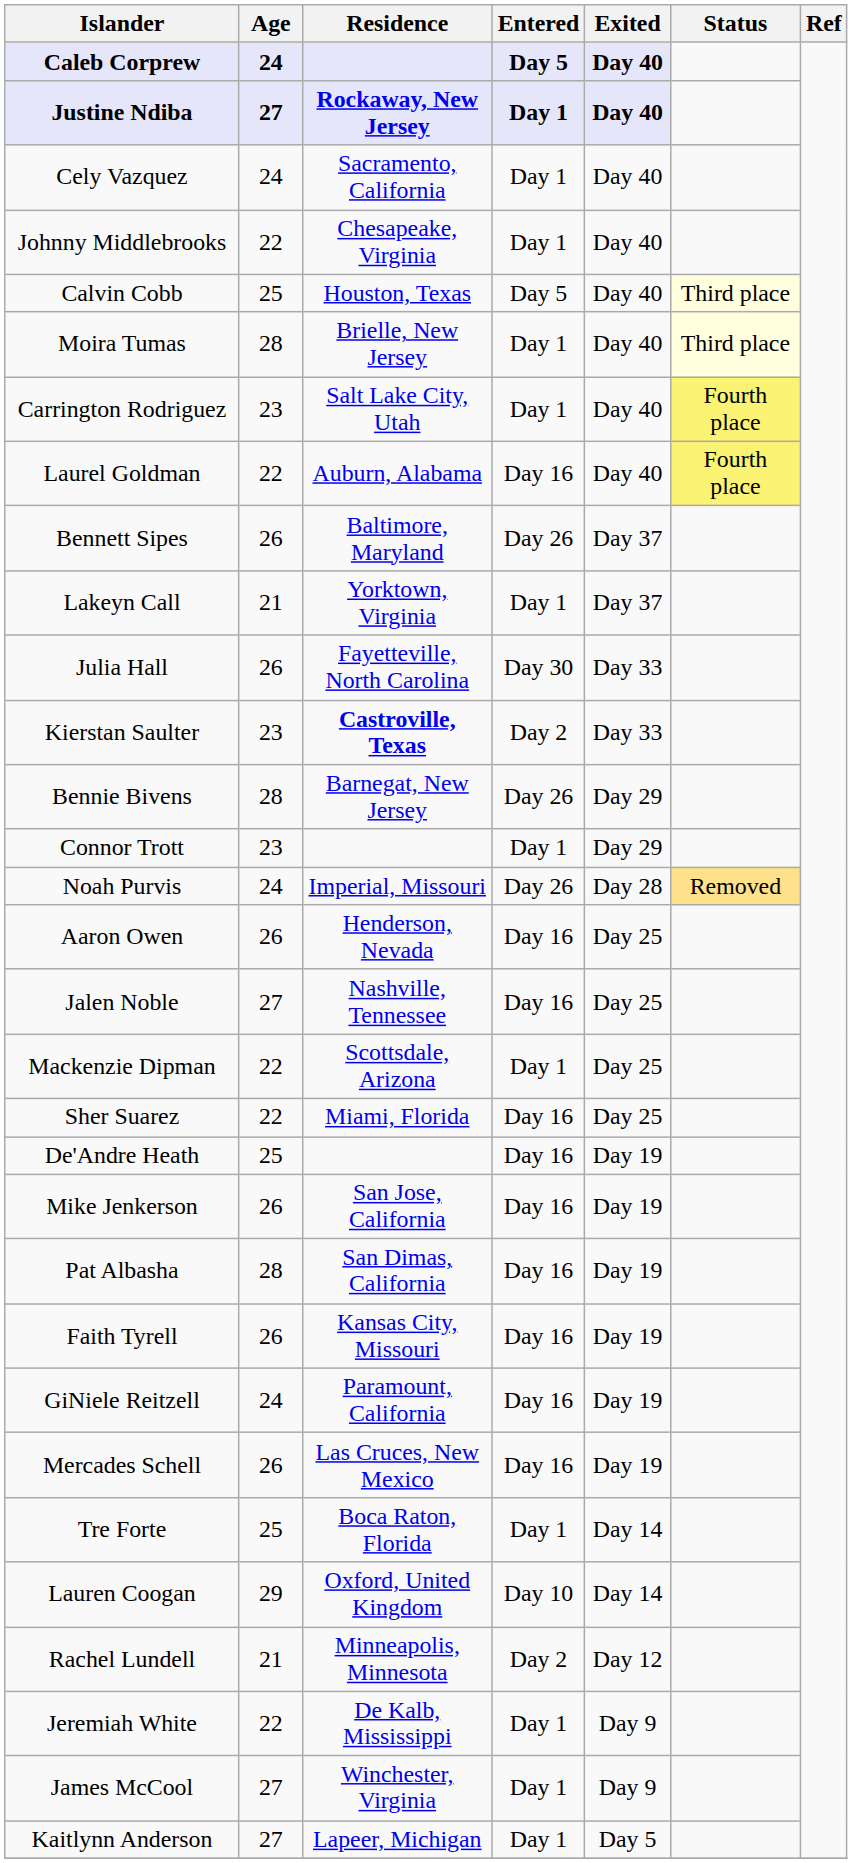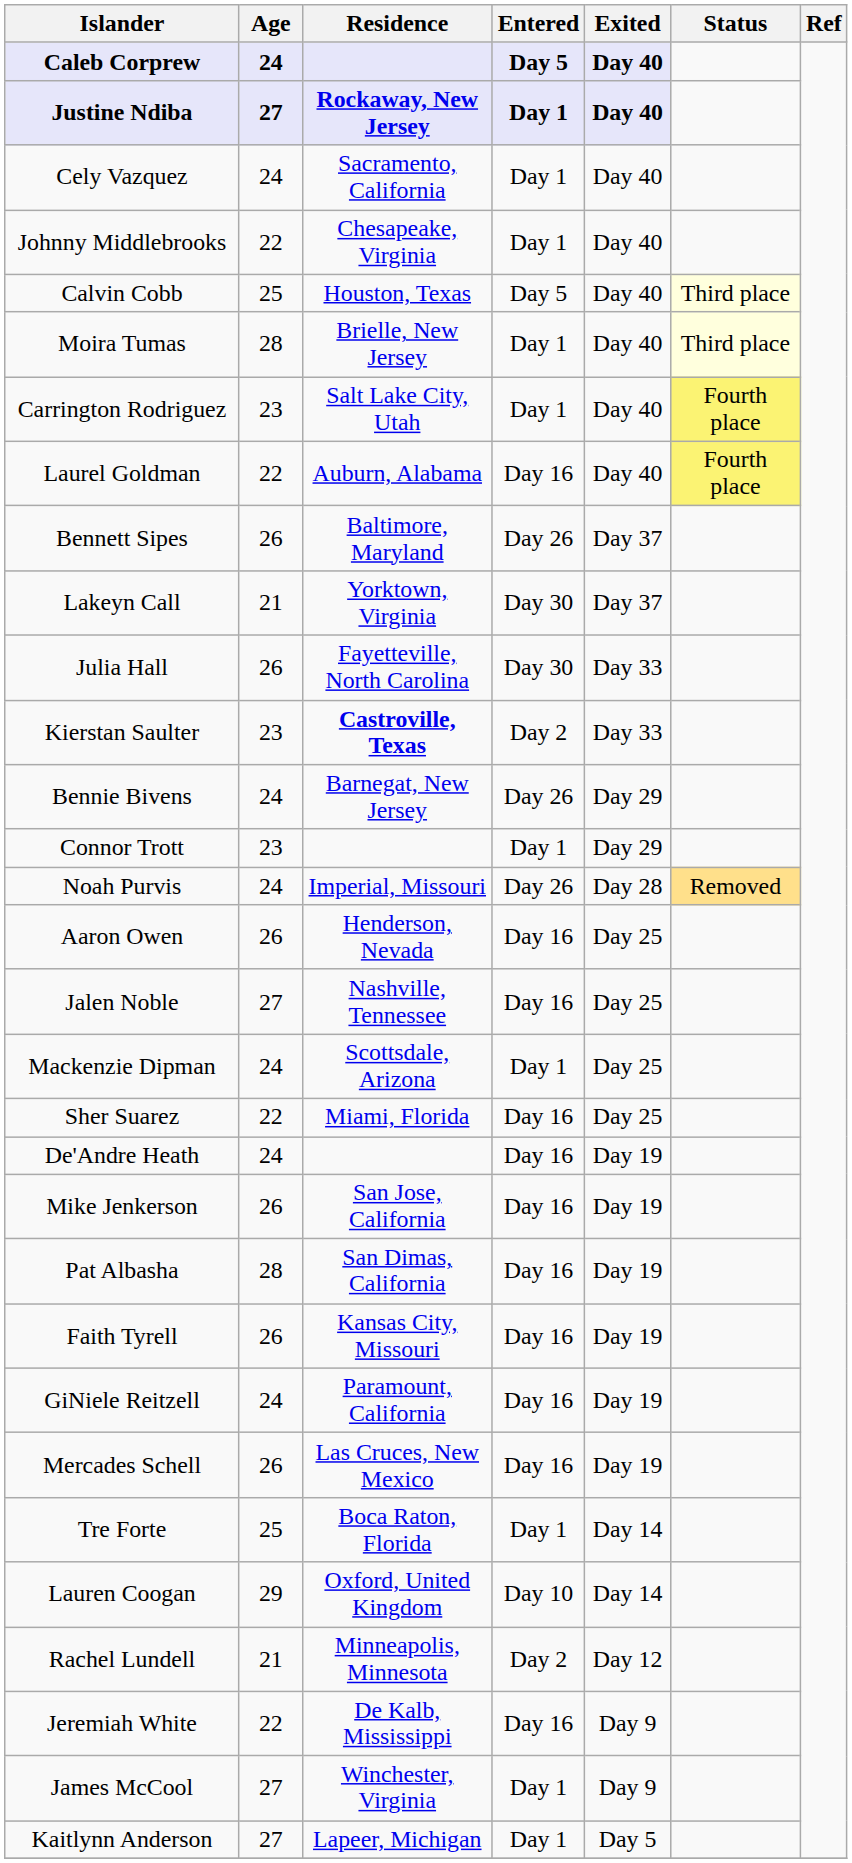(538, 602) Day 1 -> (538, 602) Day 30
(271, 796) 28 -> (271, 796) 24
(271, 1066) 22 -> (271, 1066) 24
(271, 1155) 25 -> (271, 1155) 24
(538, 1723) Day 1 -> (538, 1723) Day 16
